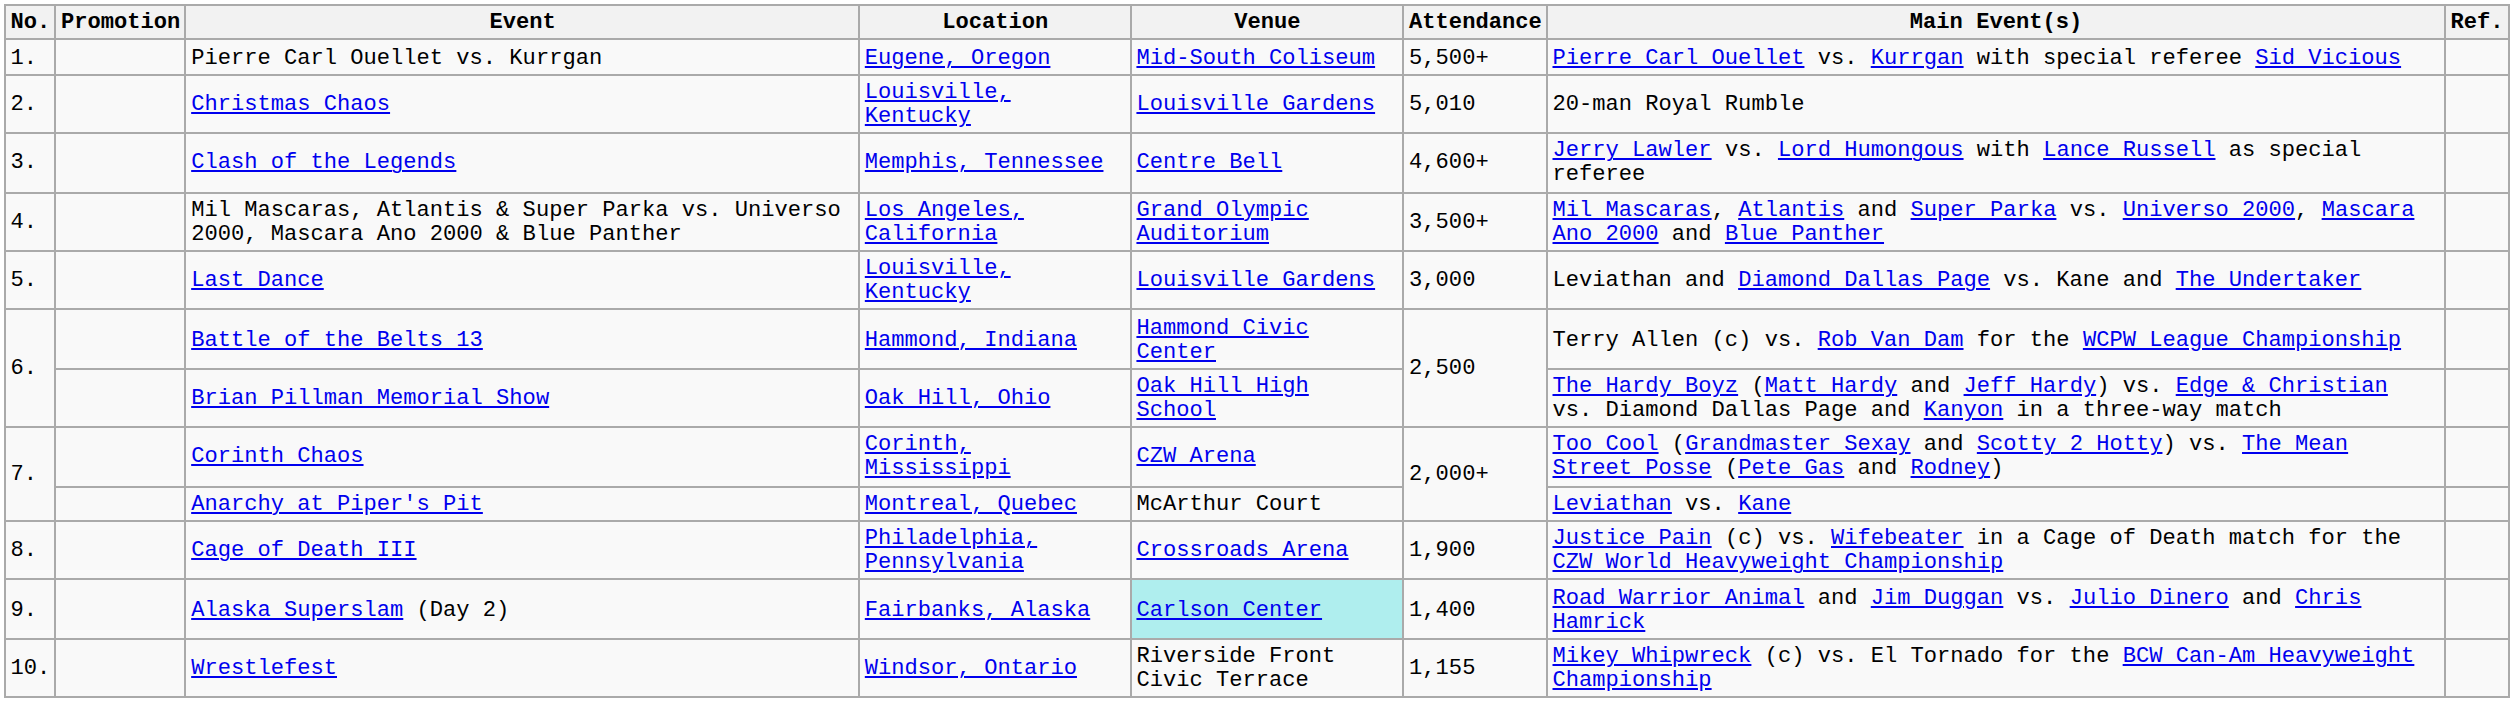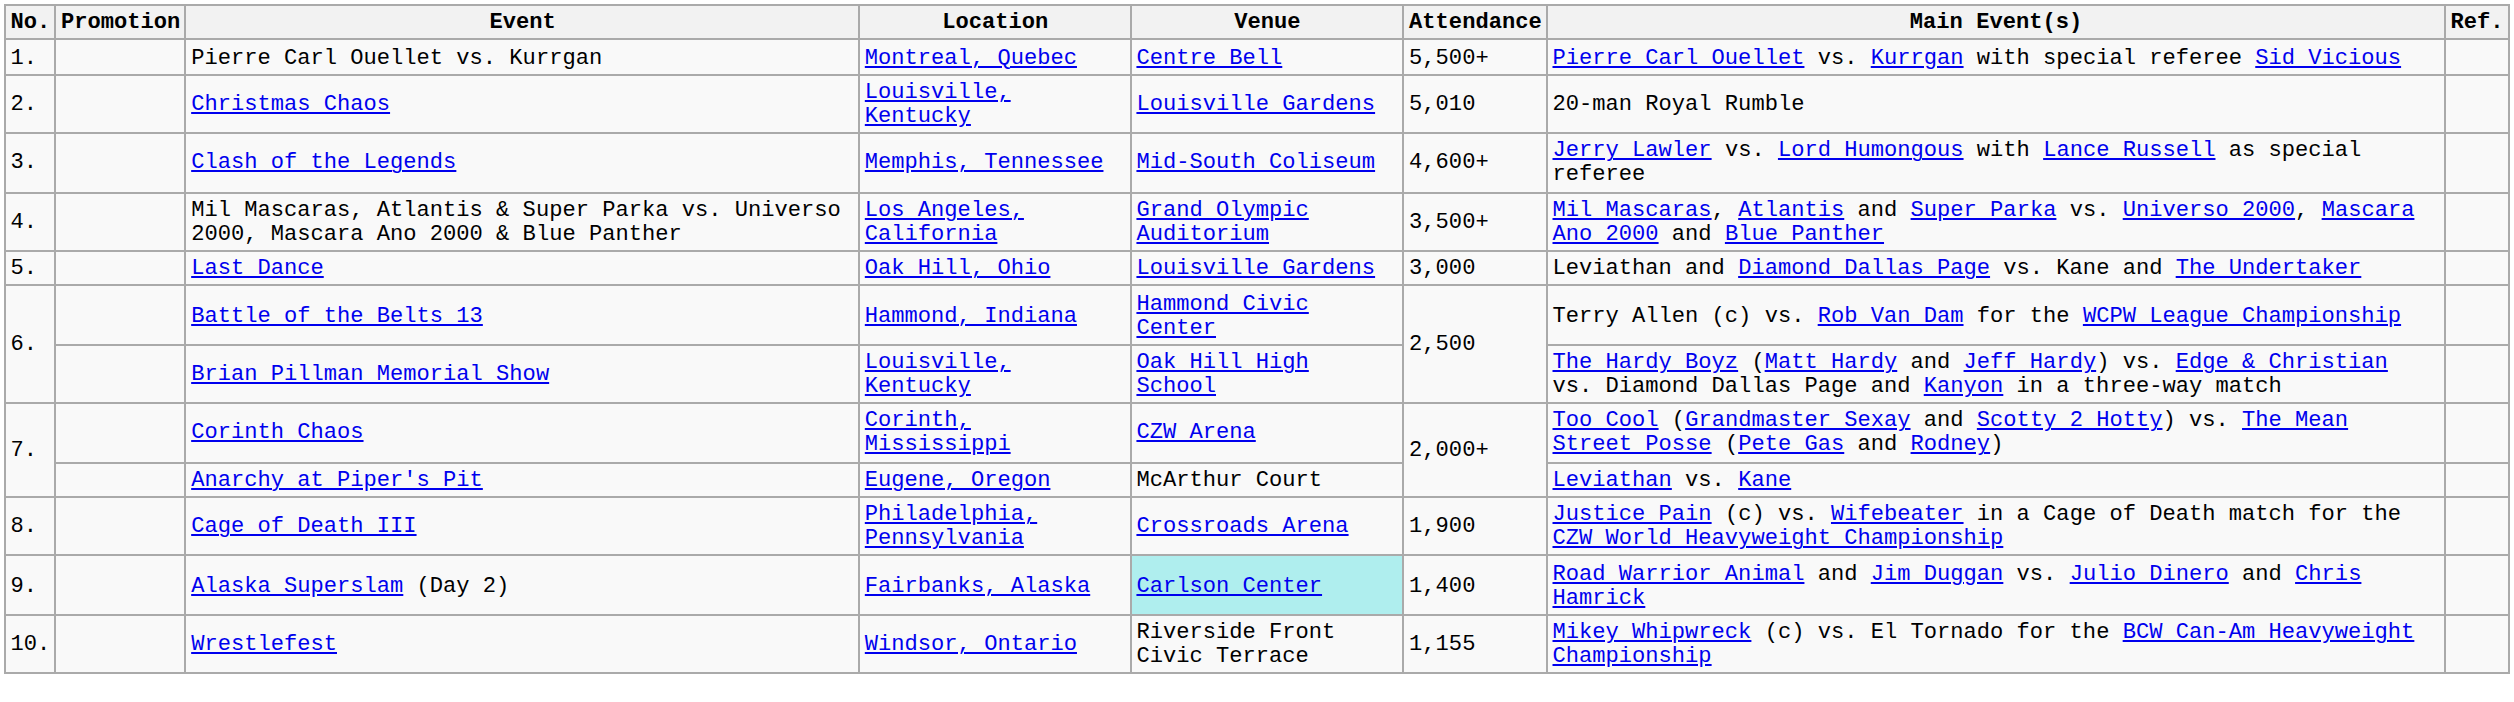(958, 57) Eugene, Oregon -> (971, 57) Montreal, Quebec
(1256, 57) Mid-South Coliseum -> (1209, 57) Centre Bell
(1209, 163) Centre Bell -> (1256, 163) Mid-South Coliseum
(938, 281) Louisville, Kentucky -> (958, 269) Oak Hill, Ohio
(958, 398) Oak Hill, Ohio -> (938, 374) Louisville, Kentucky
(971, 504) Montreal, Quebec -> (958, 480) Eugene, Oregon
